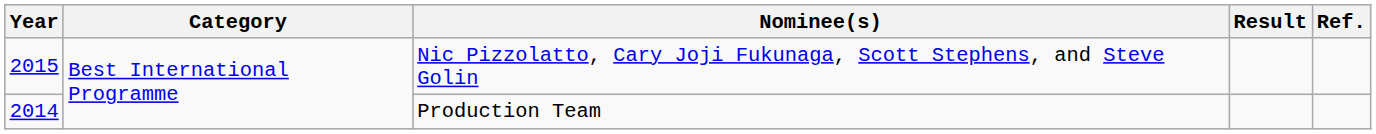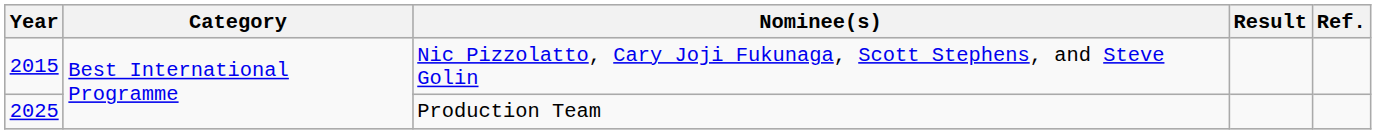(34, 111) 2014 -> (34, 111) 2025
